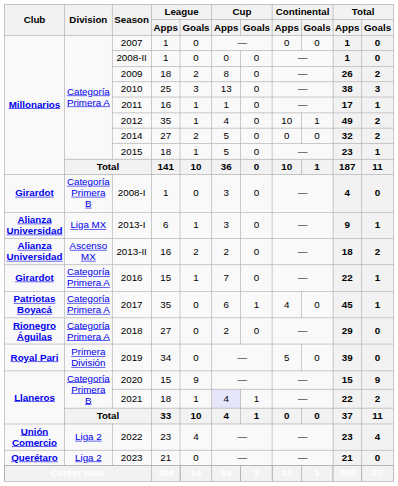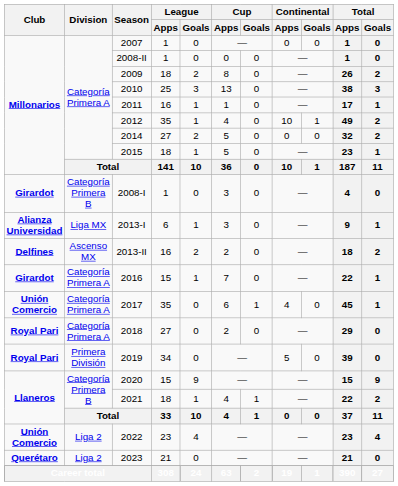(34, 251) Alianza Universidad -> (34, 251) Delfines
(34, 304) Patriotas Boyacá -> (34, 304) Unión Comercio
(34, 331) Rionegro Águilas -> (34, 331) Royal Pari
(226, 399) lavender background -> (226, 399) no background
